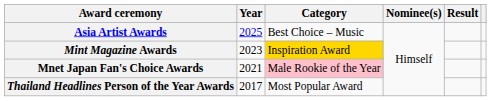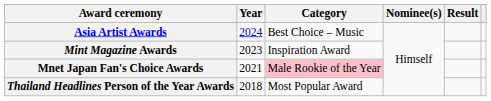(251, 31) 2025 -> (251, 31) 2024
(309, 50) gold background -> (309, 50) no background
(251, 86) 2017 -> (251, 86) 2018
